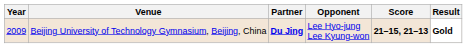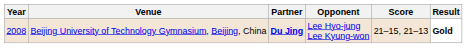(16, 31) 2009 -> (16, 31) 2008
(401, 31) bold -> (401, 31) normal
